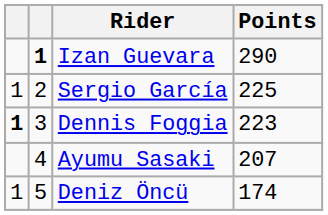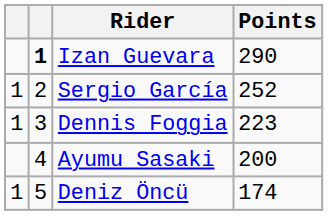(258, 91) 225 -> (258, 91) 252
(17, 125) bold -> (17, 125) normal
(258, 159) 207 -> (258, 159) 200
